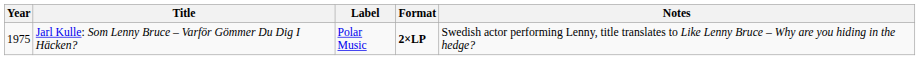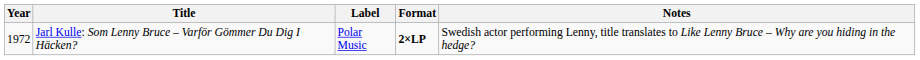(19, 38) 1975 -> (19, 38) 1972
